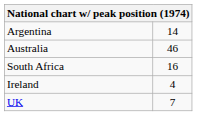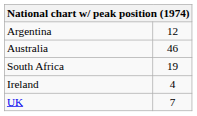(173, 31) 14 -> (173, 31) 12
(173, 66) 16 -> (173, 66) 19
